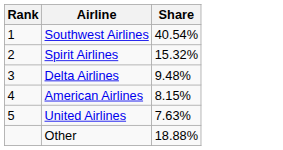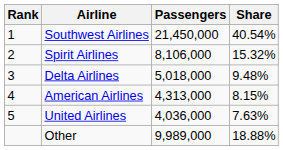+ column: (191, 15)
